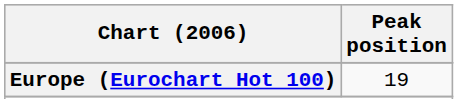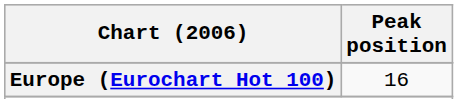(397, 80) 19 -> (397, 80) 16
